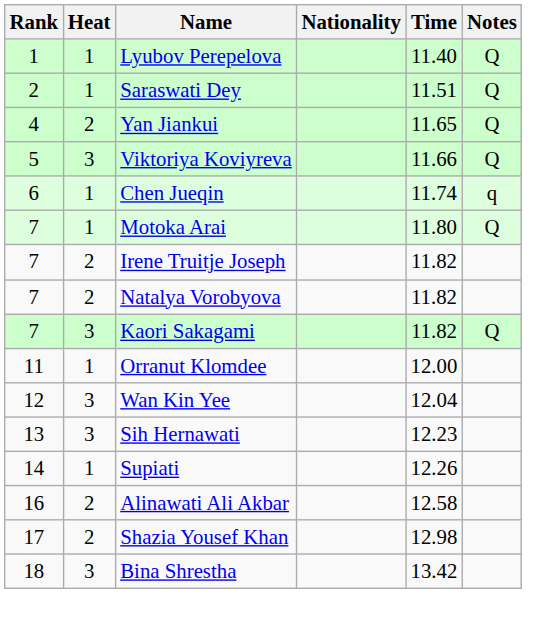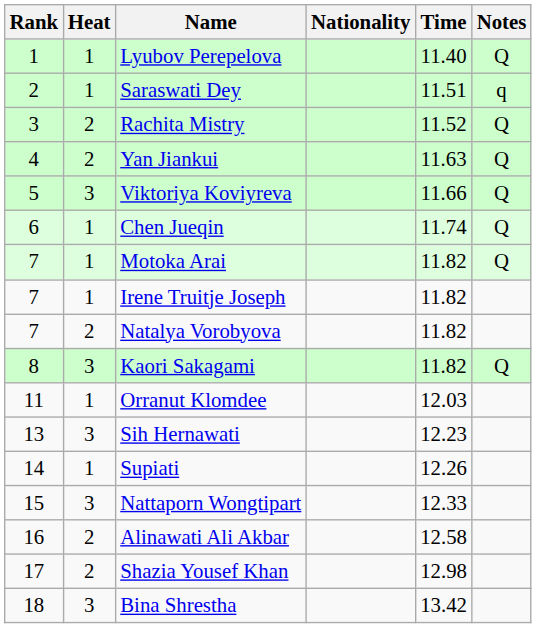(492, 90) Q -> (501, 90) q
+ row: (182, 124)
(434, 124) 11.65 -> (444, 159) 11.63
(492, 193) q -> (501, 227) Q
(434, 227) 11.80 -> (444, 262) 11.82
(89, 262) 2 -> (89, 296) 1
(34, 330) 7 -> (34, 365) 8
(434, 365) 12.00 -> (444, 399) 12.03
- row: (175, 399)
+ row: (211, 502)
